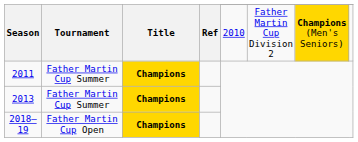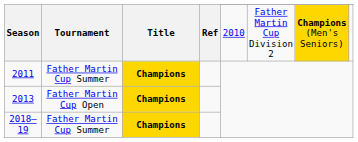(82, 99) Father Martin Cup Summer -> (82, 99) Father Martin Cup Open
(82, 125) Father Martin Cup Open -> (82, 125) Father Martin Cup Summer
